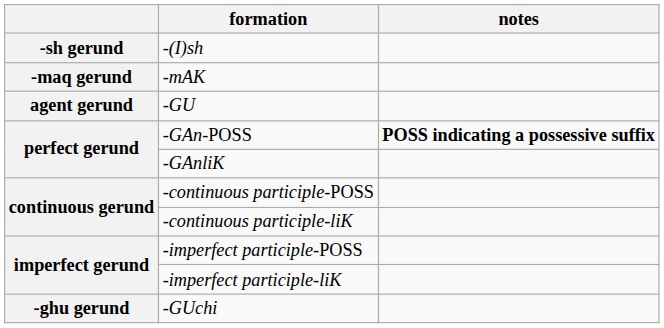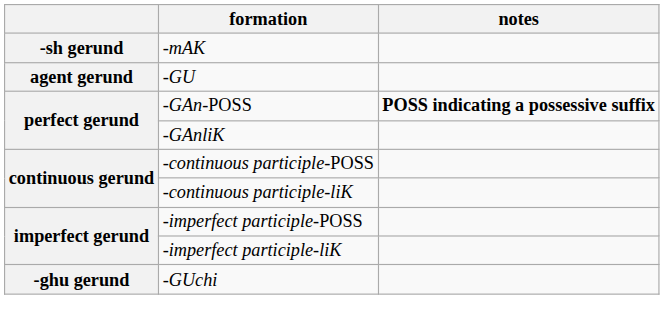- row: (183, 47)
(81, 76) -maq gerund -> (81, 47) -sh gerund
